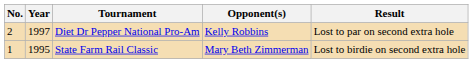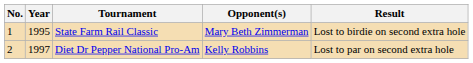rows swapped: (107, 49) <-> (127, 31)
